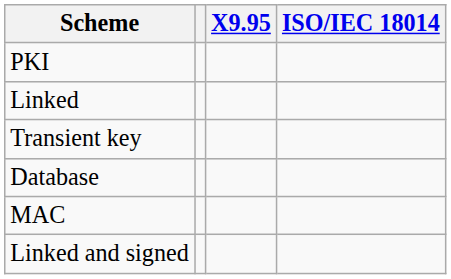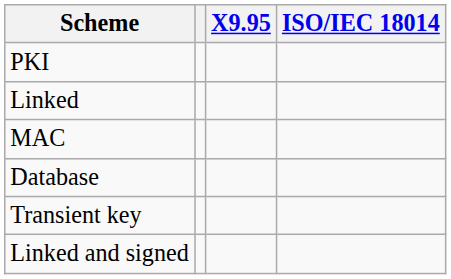rows swapped: (38, 215) <-> (76, 138)
